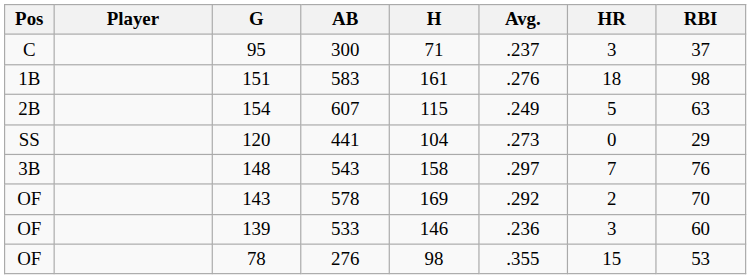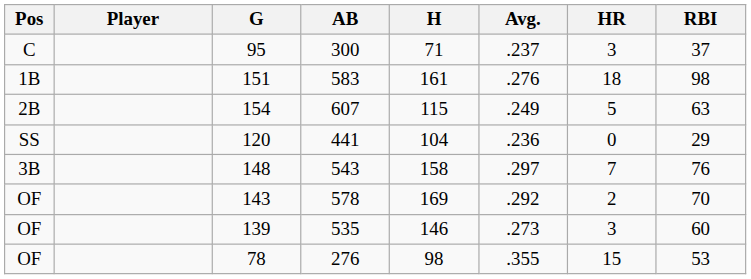(523, 139) .273 -> (523, 139) .236
(345, 229) 533 -> (345, 229) 535
(523, 229) .236 -> (523, 229) .273
